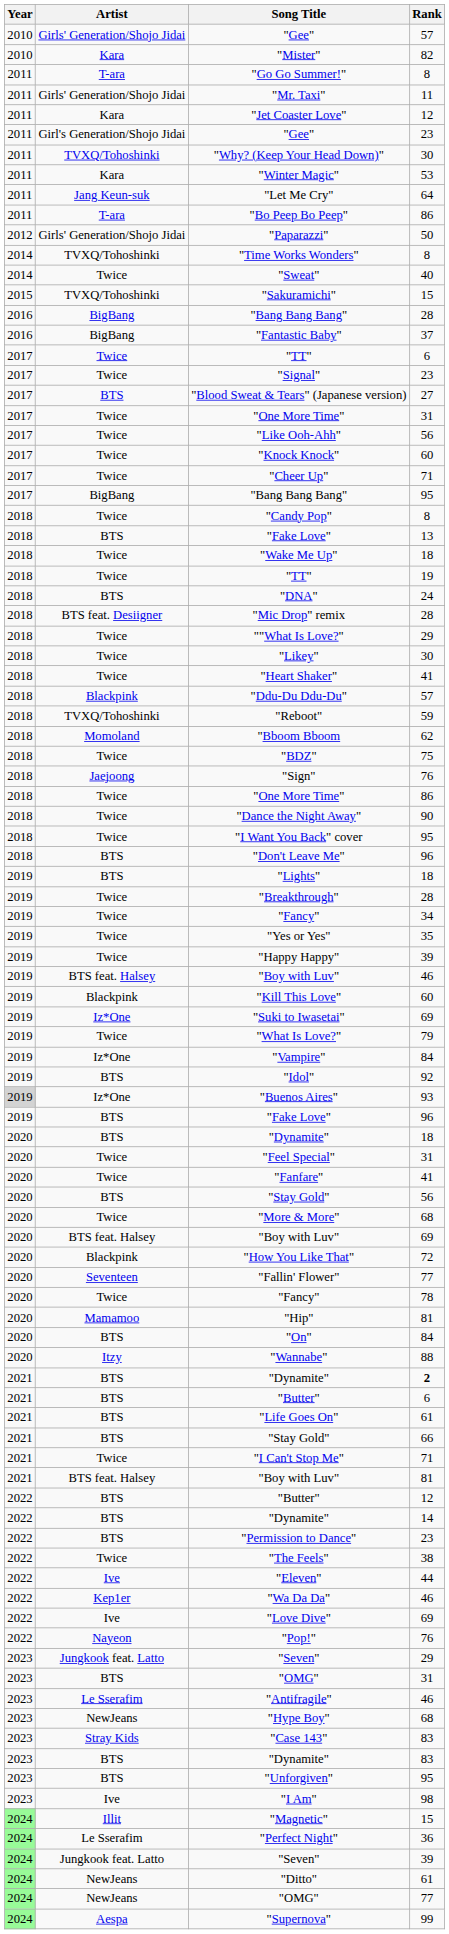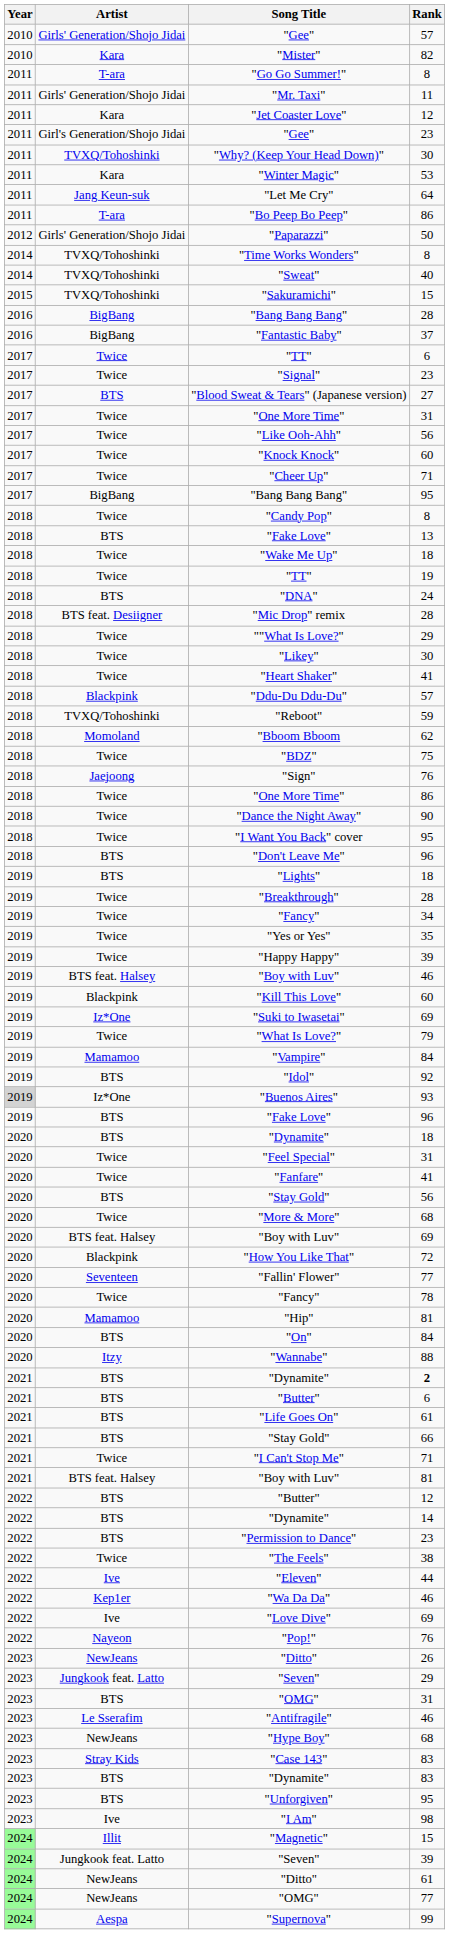(112, 275) Twice -> (112, 275) TVXQ/Tohoshinki
(112, 1056) Iz*One -> (112, 1056) Mamamoo
+ row: (299, 1658)
- row: (299, 1838)
